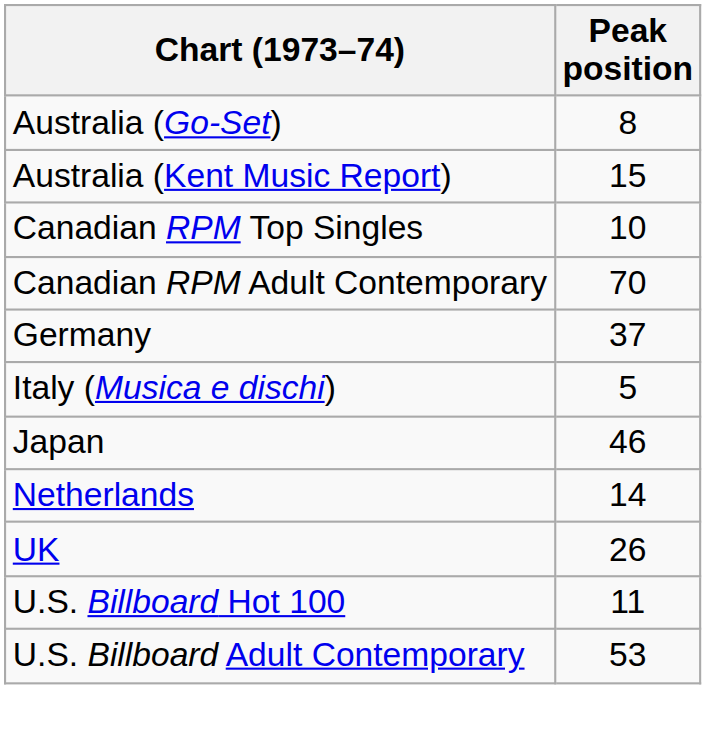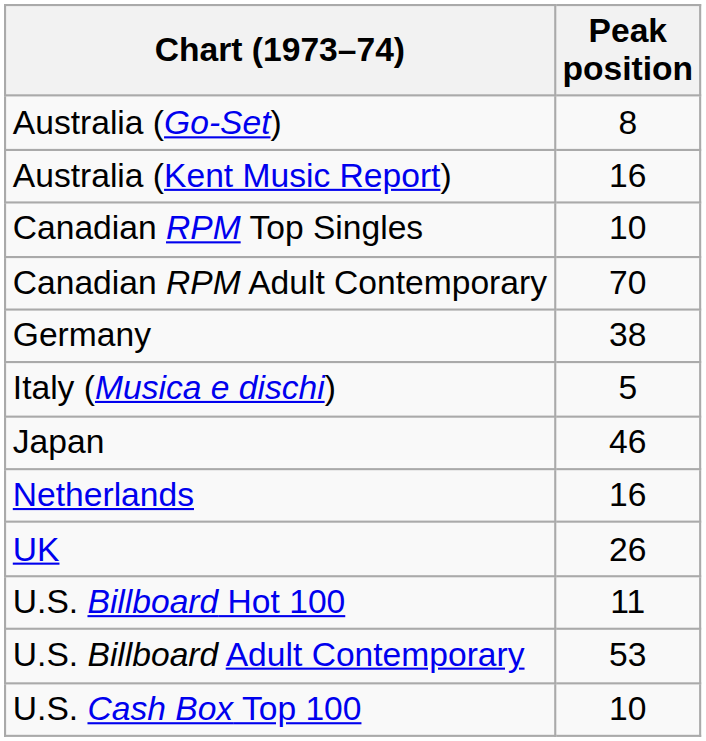(628, 175) 15 -> (628, 175) 16
(628, 335) 37 -> (628, 335) 38
(628, 495) 14 -> (628, 495) 16
+ row: (187, 708)
